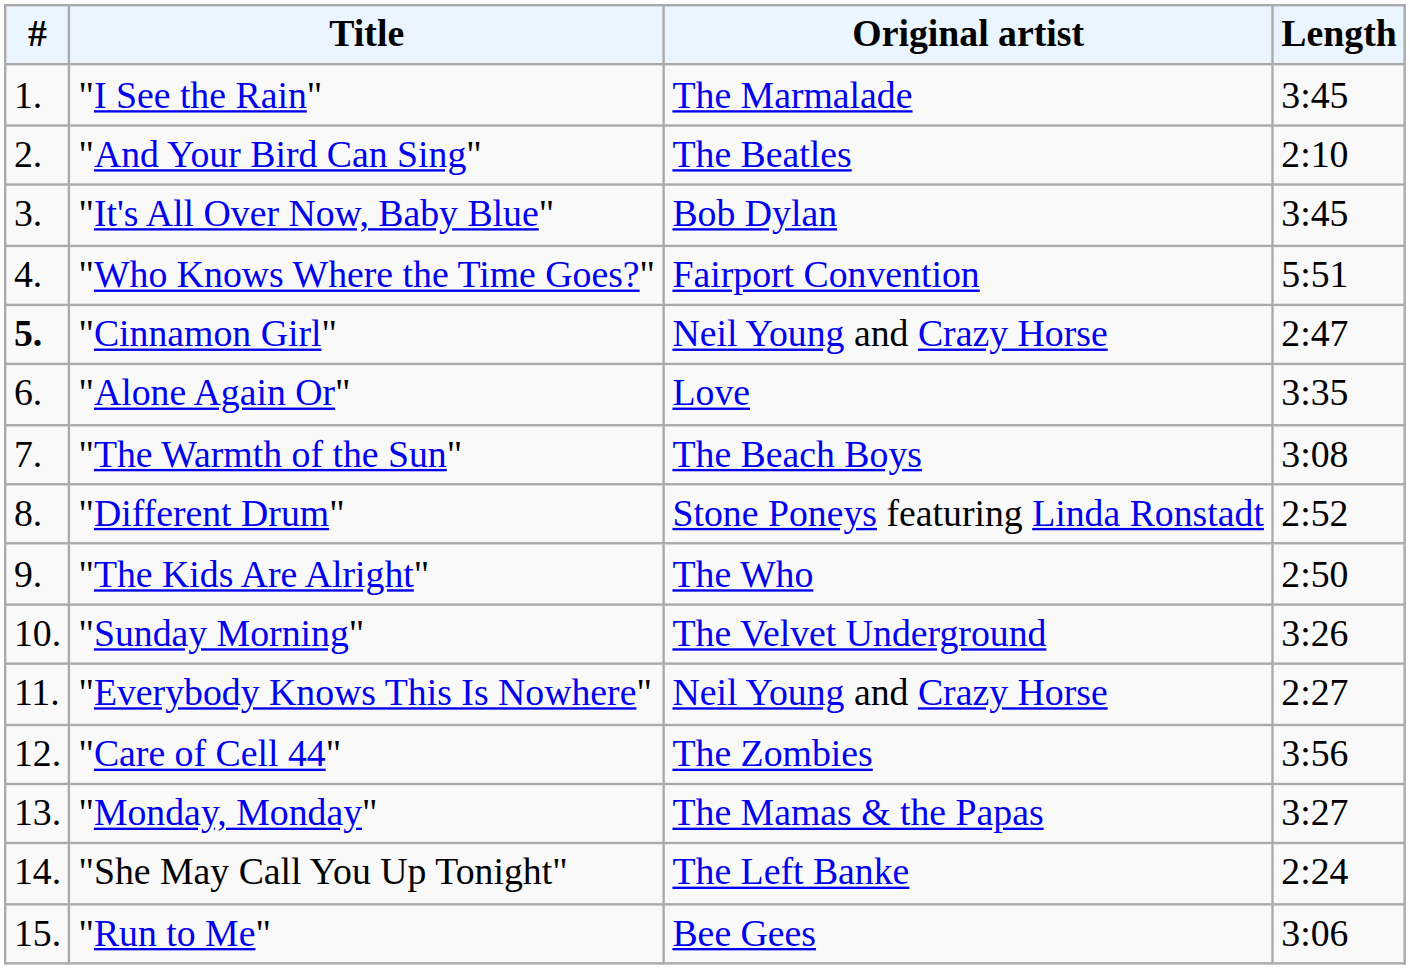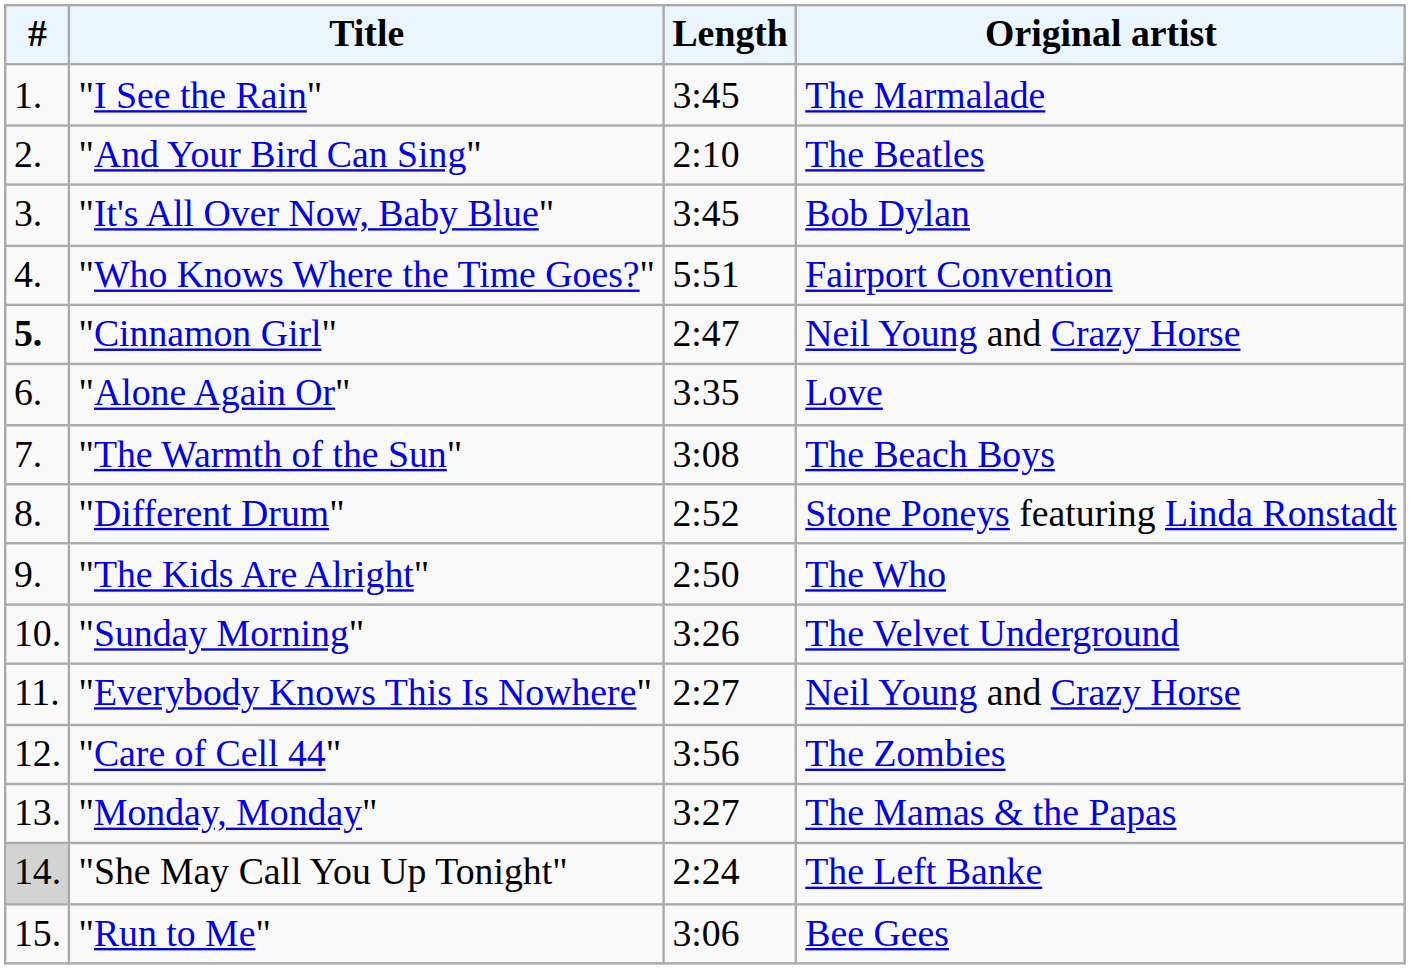columns swapped: (968, 34) <-> (1339, 34)
(37, 872) no background -> (37, 872) lightgrey background
